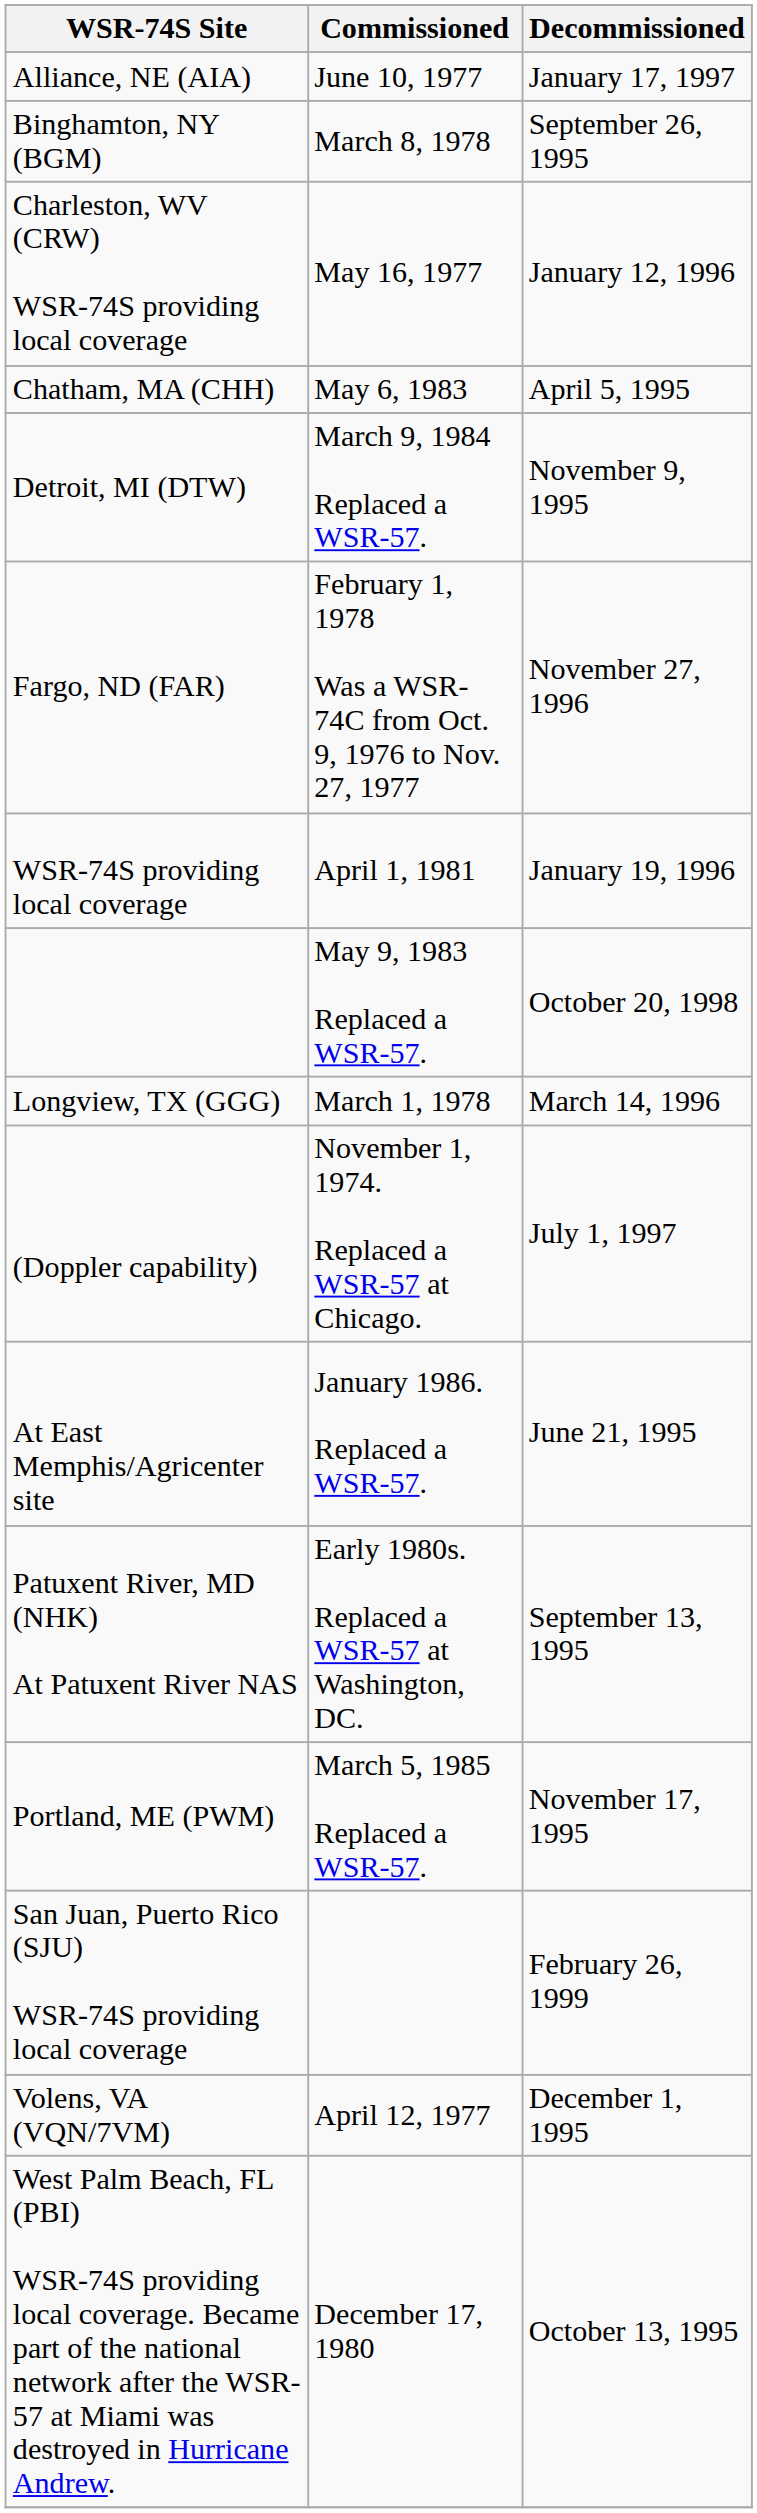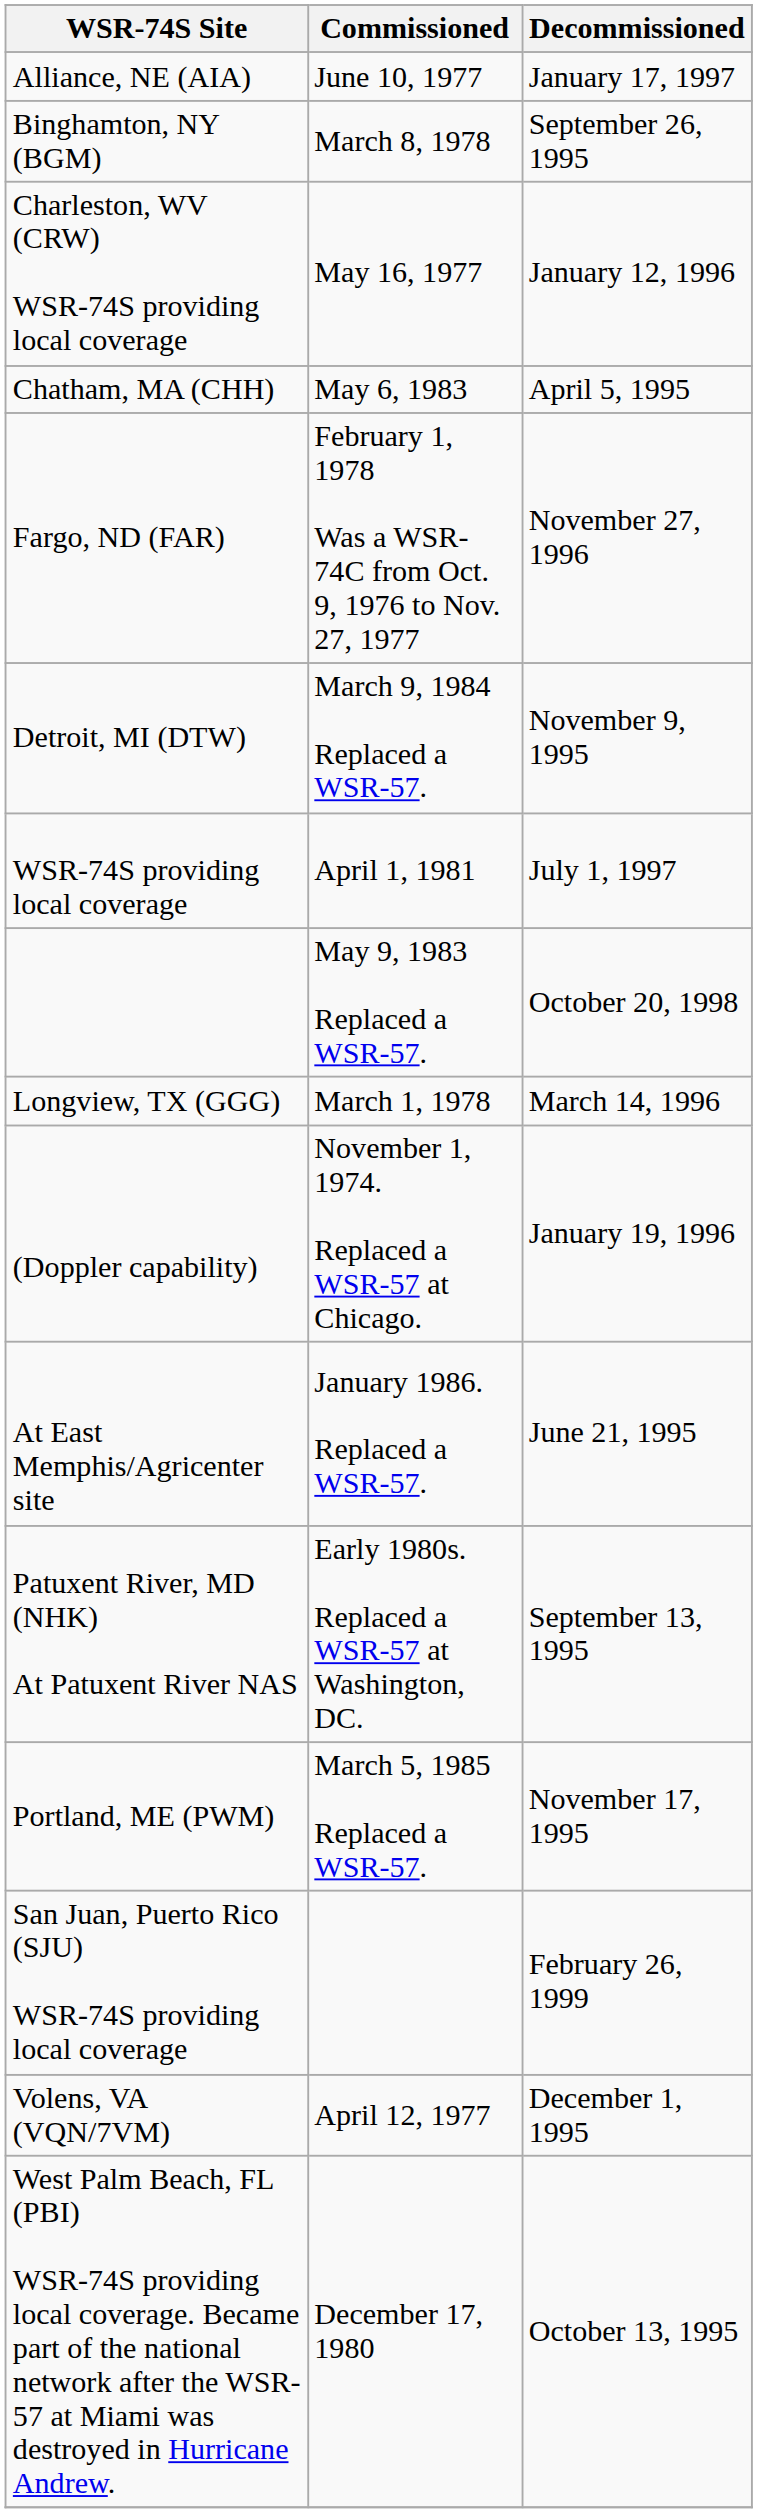rows swapped: (129, 486) <-> (119, 686)
(632, 869) January 19, 1996 -> (603, 869) July 1, 1997
(603, 1233) July 1, 1997 -> (632, 1233) January 19, 1996
